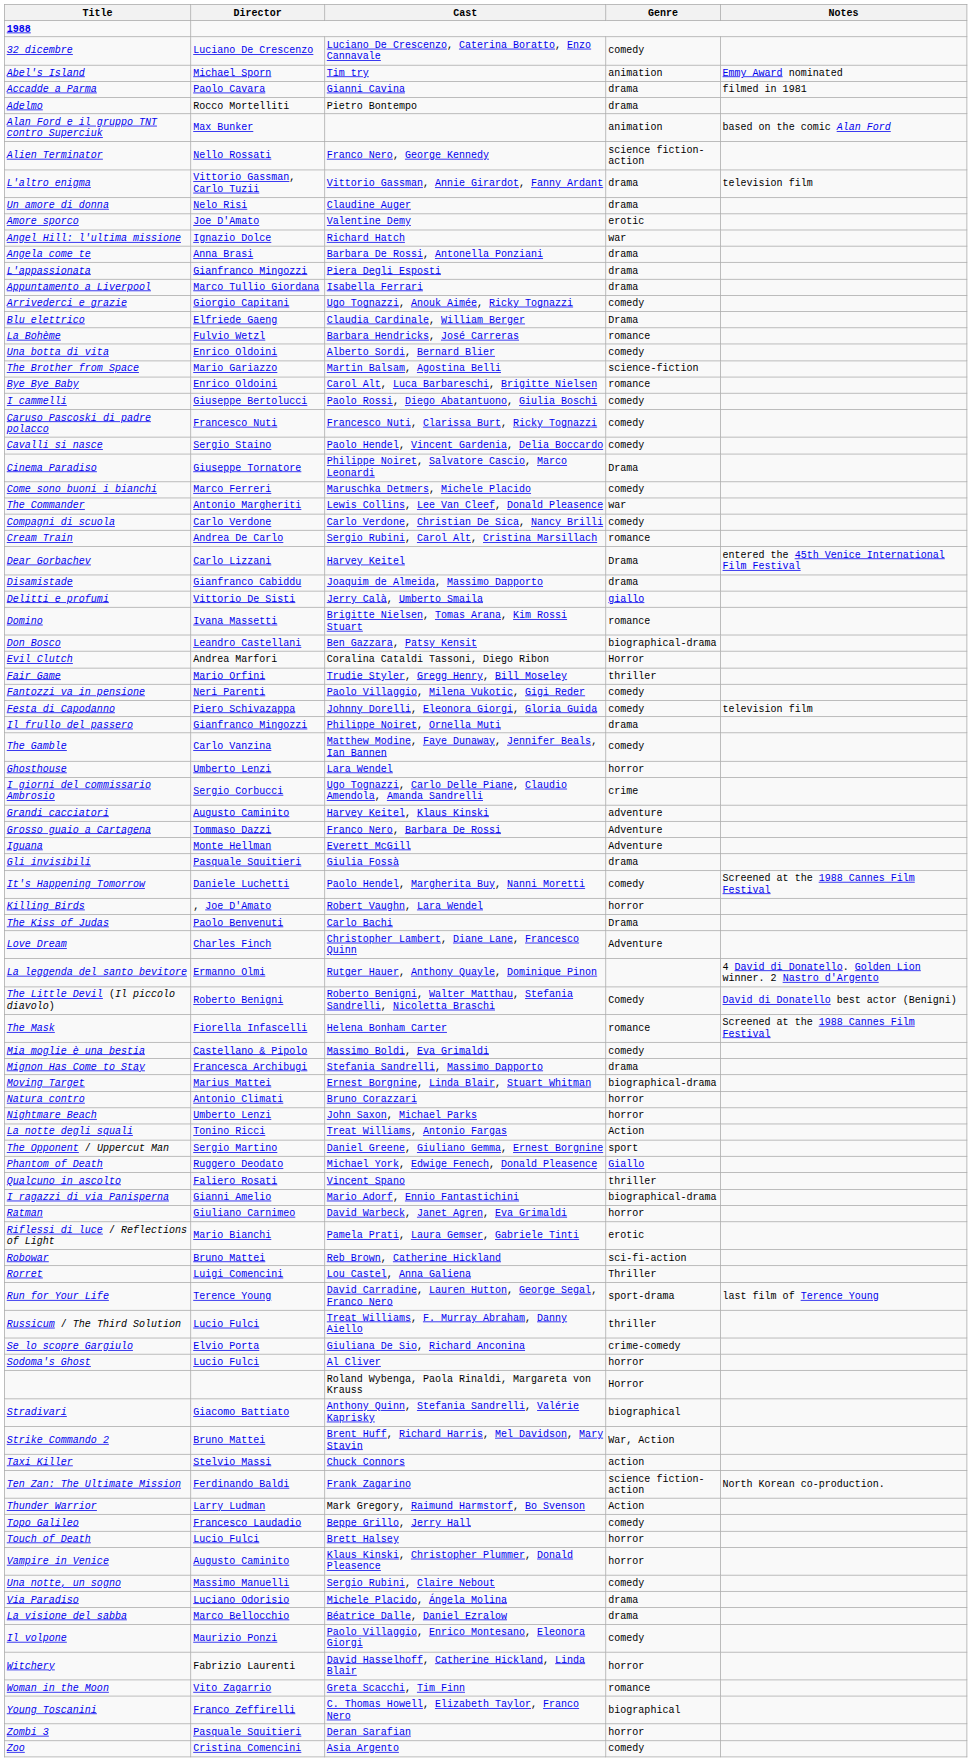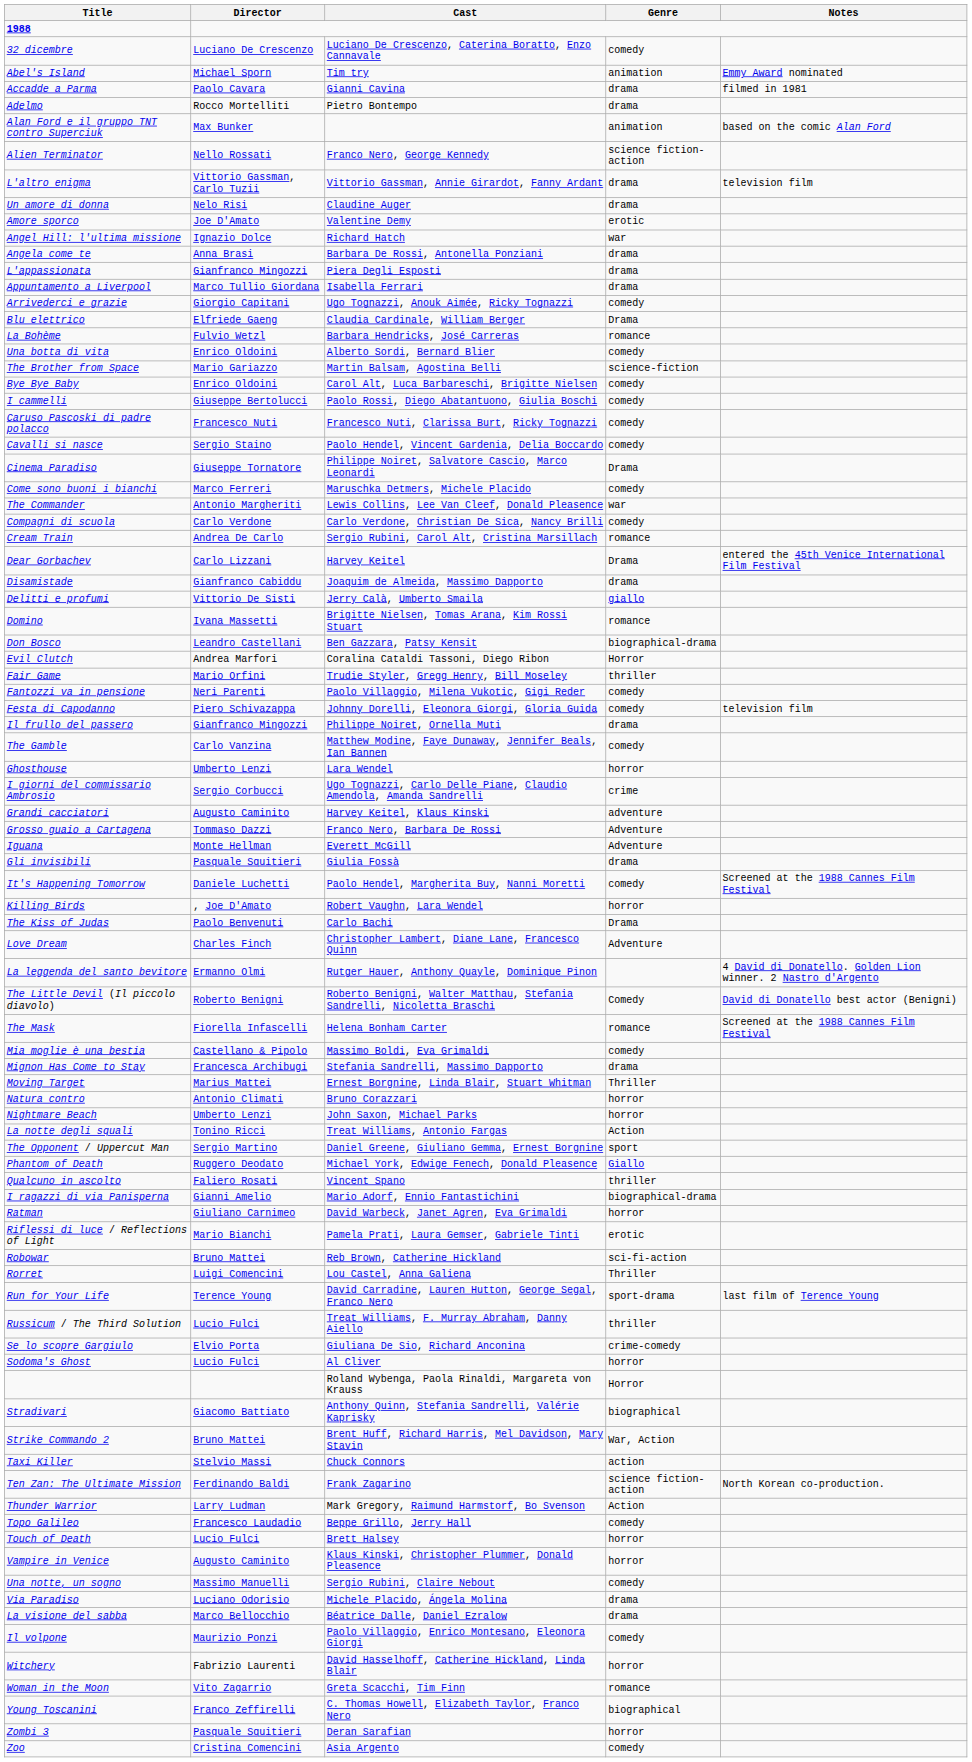(629, 385) romance -> (626, 385) comedy
(662, 1083) biographical-drama -> (632, 1083) Thriller
